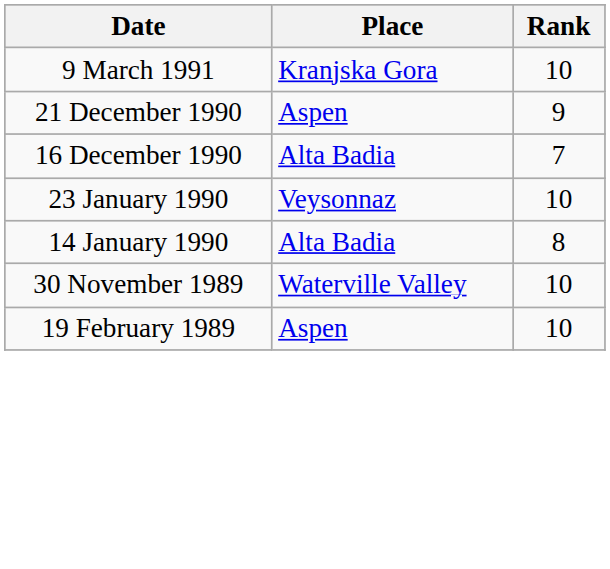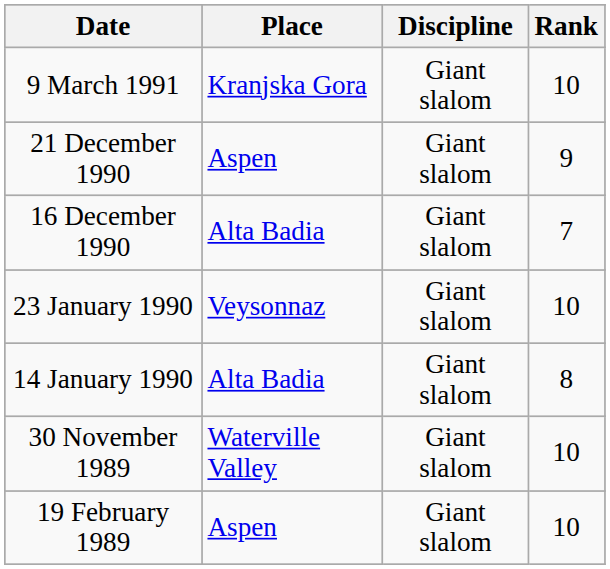+ column: (455, 26)
